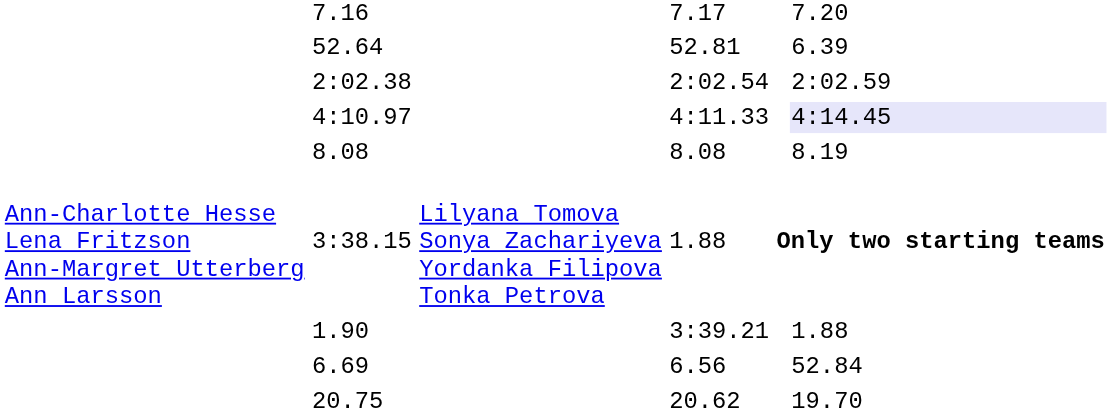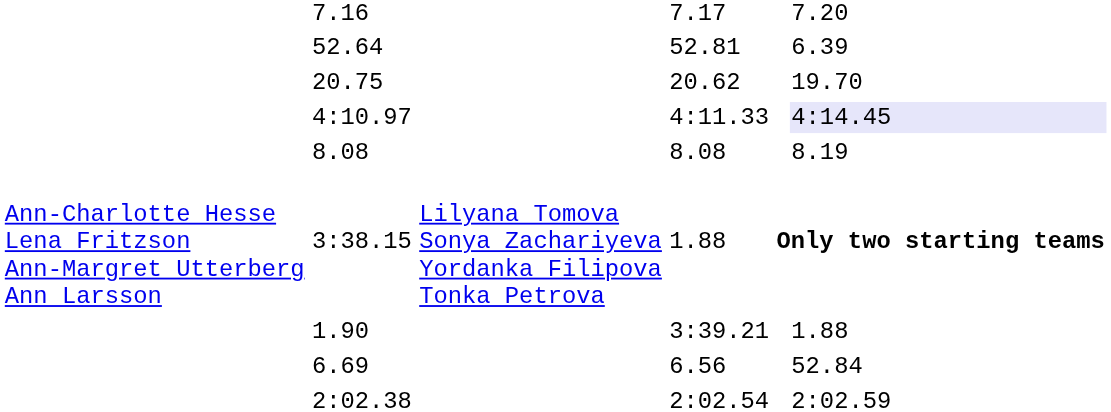rows swapped: (362, 83) <-> (348, 401)
